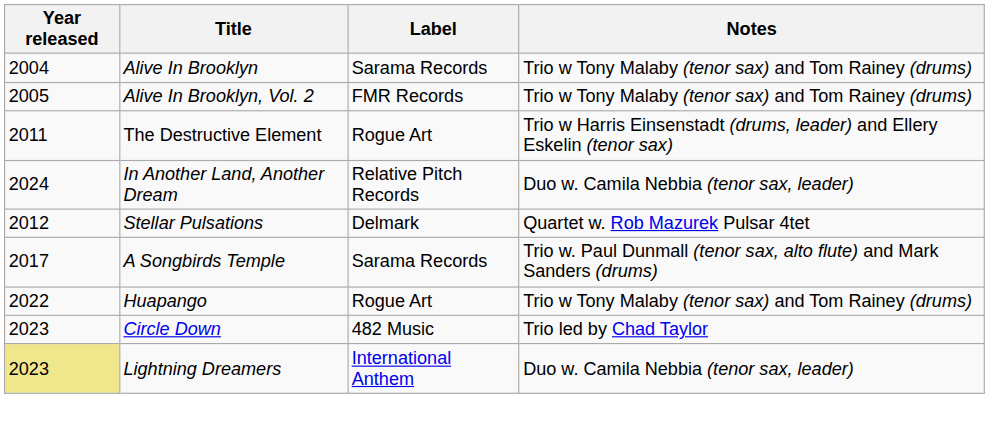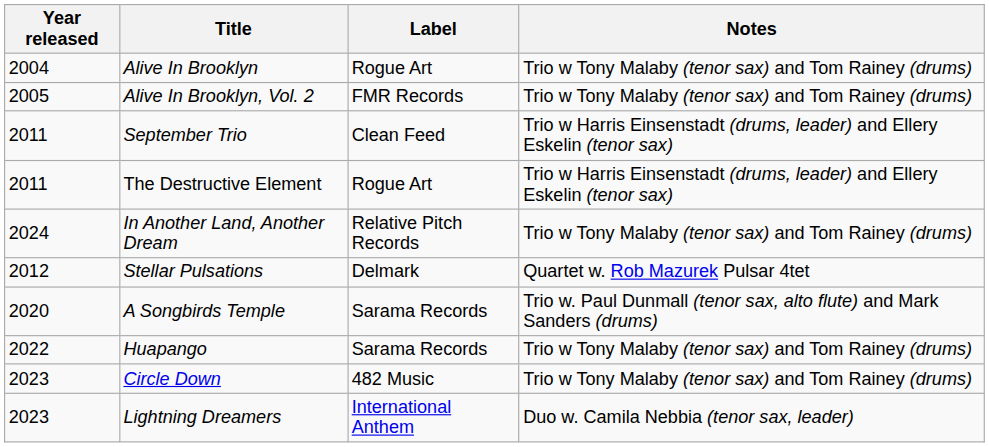(420, 67) Sarama Records -> (392, 67) Rogue Art
+ row: (185, 135)
(688, 184) Duo w. Camila Nebbia (tenor sax, leader) -> (748, 233) Trio w Tony Malaby (tenor sax) and Tom Rainey (drums)
(29, 262) 2017 -> (29, 311) 2020
(392, 300) Rogue Art -> (420, 349) Sarama Records
(616, 329) Trio led by Chad Taylor -> (748, 378) Trio w Tony Malaby (tenor sax) and Tom Rainey (drums)
(29, 368) khaki background -> (29, 417) no background
